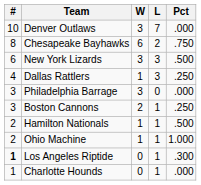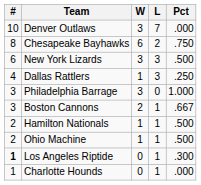(184, 92) .000 -> (181, 92) 1.000
(184, 108) .250 -> (184, 108) .667
(181, 140) 1.000 -> (184, 140) .500
